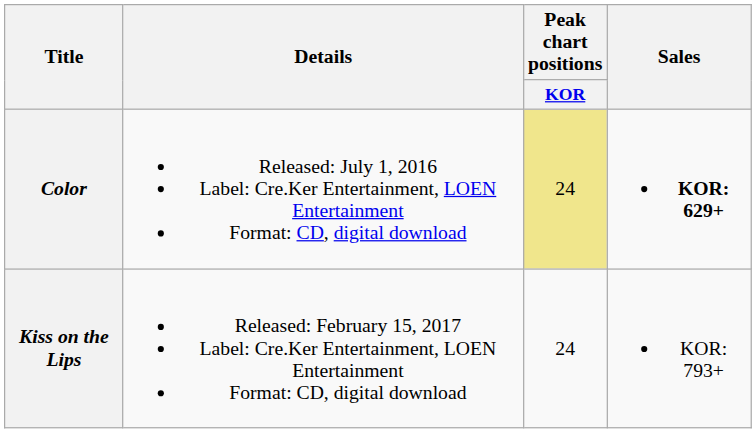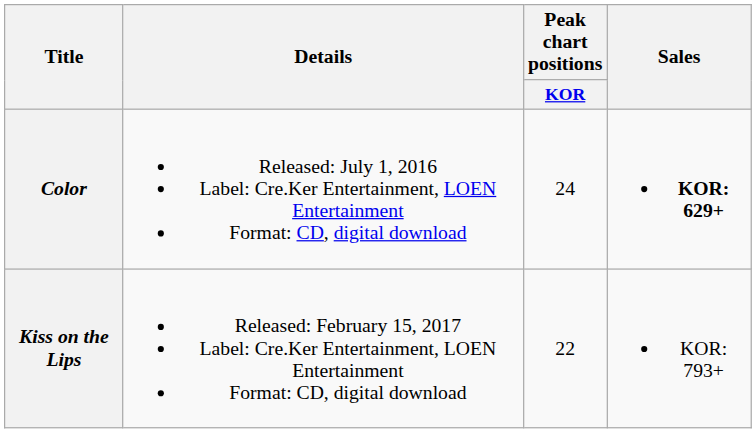(565, 188) khaki background -> (565, 188) no background
(565, 347) 24 -> (565, 347) 22
